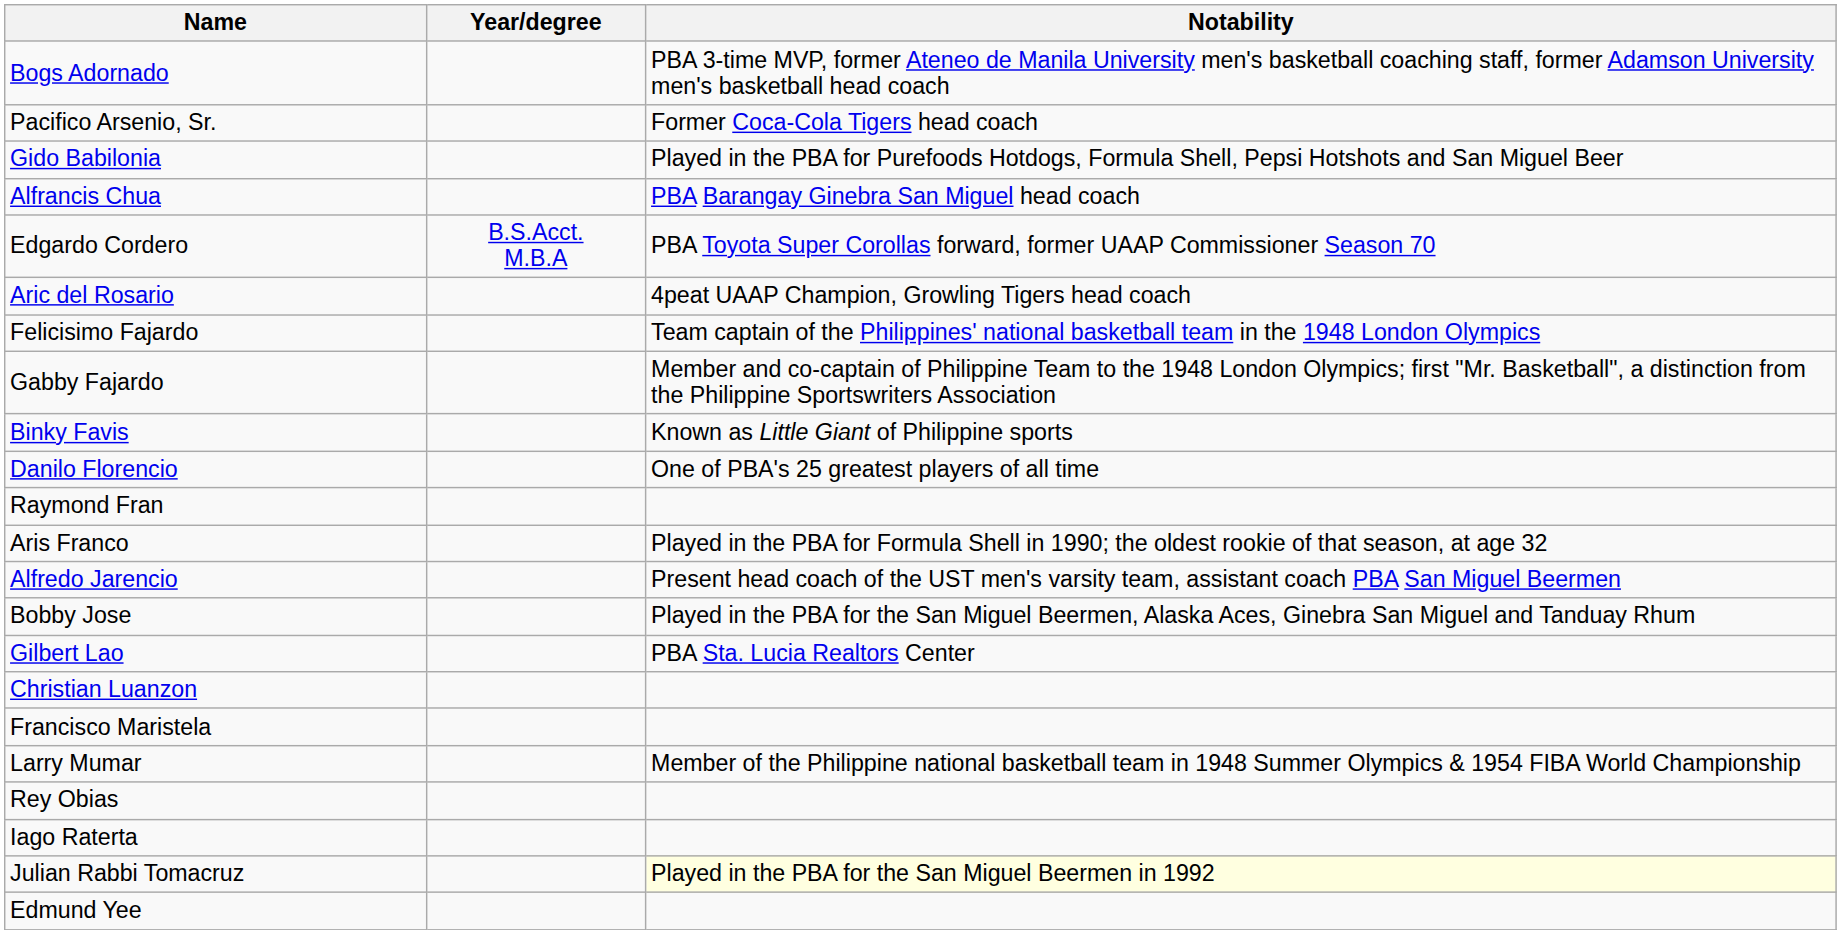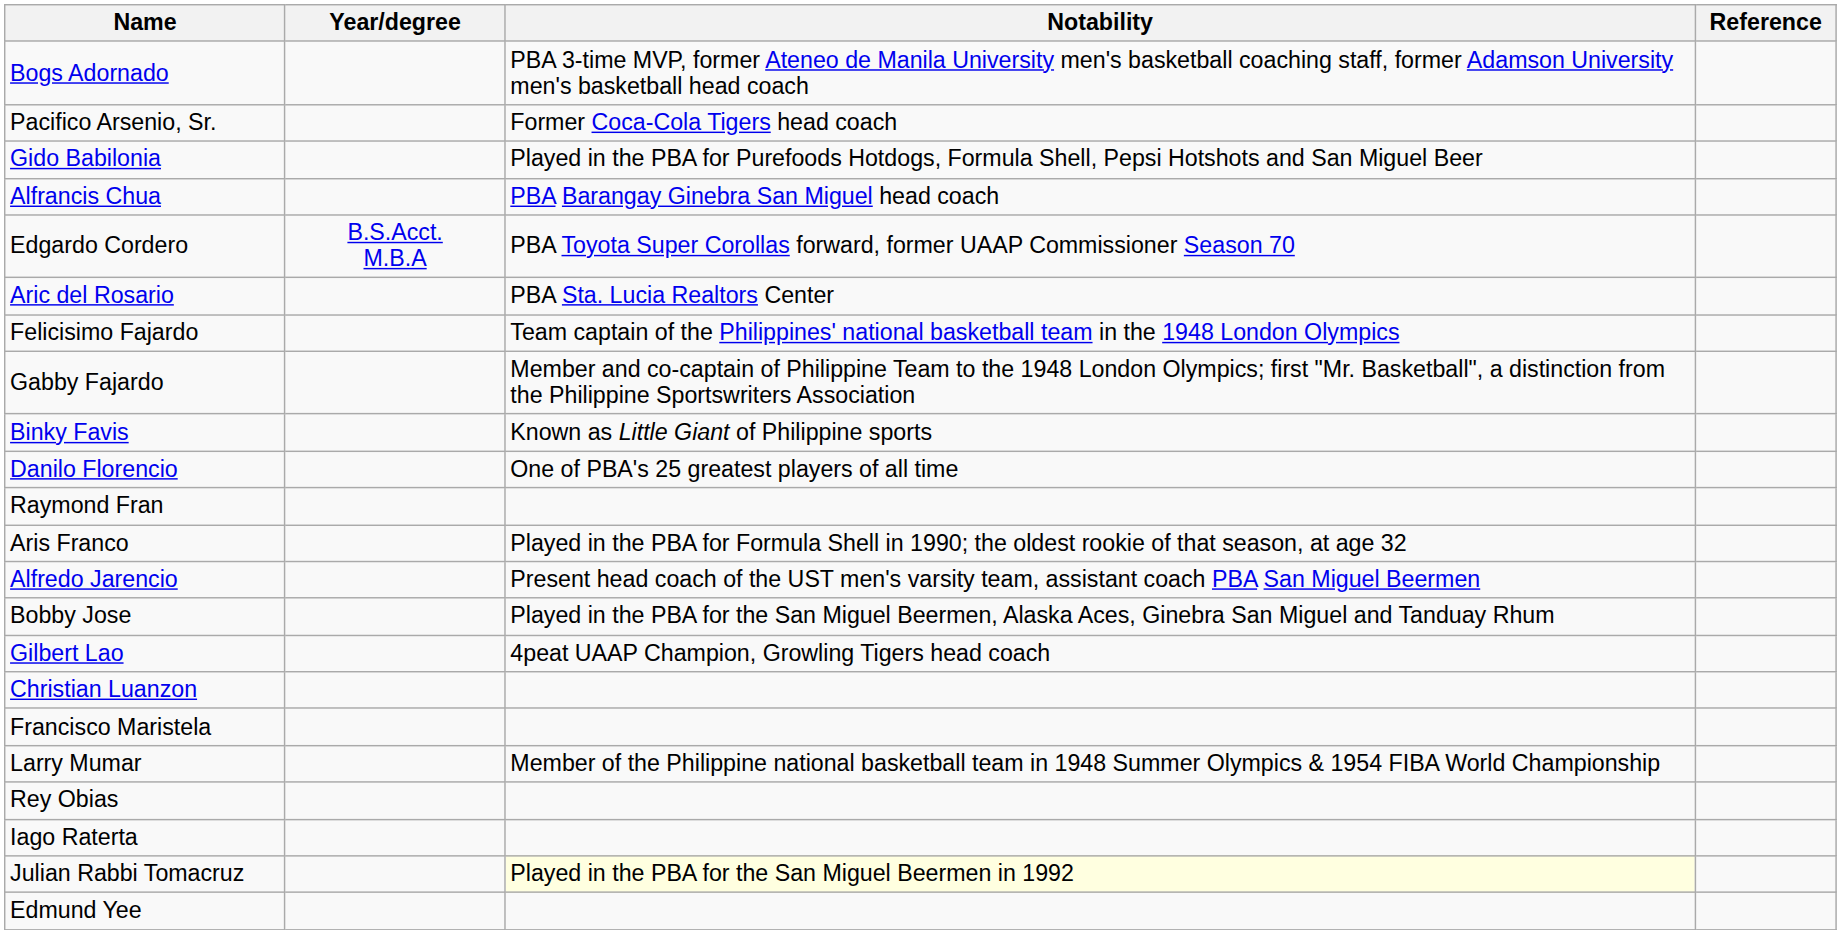+ column: (1766, 22)
(921, 295) 4peat UAAP Champion, Growling Tigers head coach -> (672, 295) PBA Sta. Lucia Realtors Center
(813, 653) PBA Sta. Lucia Realtors Center -> (780, 653) 4peat UAAP Champion, Growling Tigers head coach
